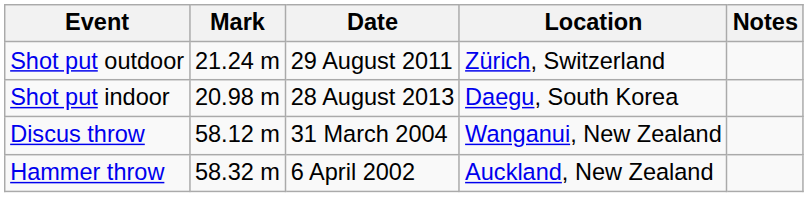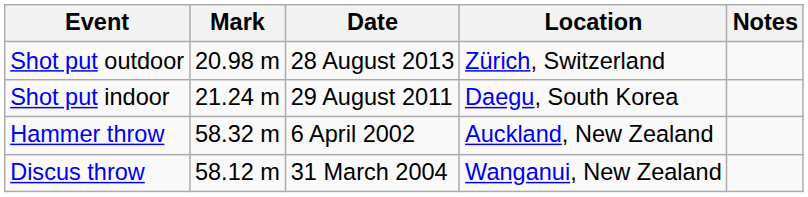(237, 60) 21.24 m -> (237, 60) 20.98 m
(372, 60) 29 August 2011 -> (373, 60) 28 August 2013
(237, 97) 20.98 m -> (237, 97) 21.24 m
(373, 97) 28 August 2013 -> (372, 97) 29 August 2011
rows swapped: (77, 135) <-> (87, 172)
